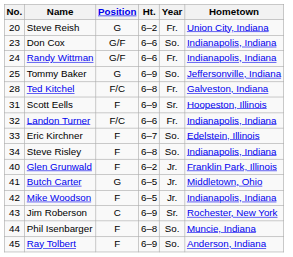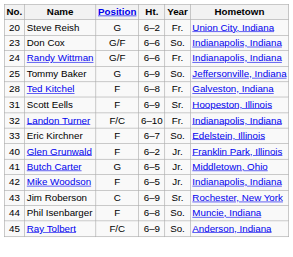(117, 89) F/C -> (117, 89) F
(149, 120) 6–6 -> (152, 120) 6–10
- row: (54, 151)
(117, 244) F -> (117, 228) F/C
